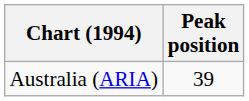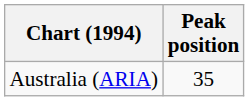(203, 78) 39 -> (203, 78) 35
